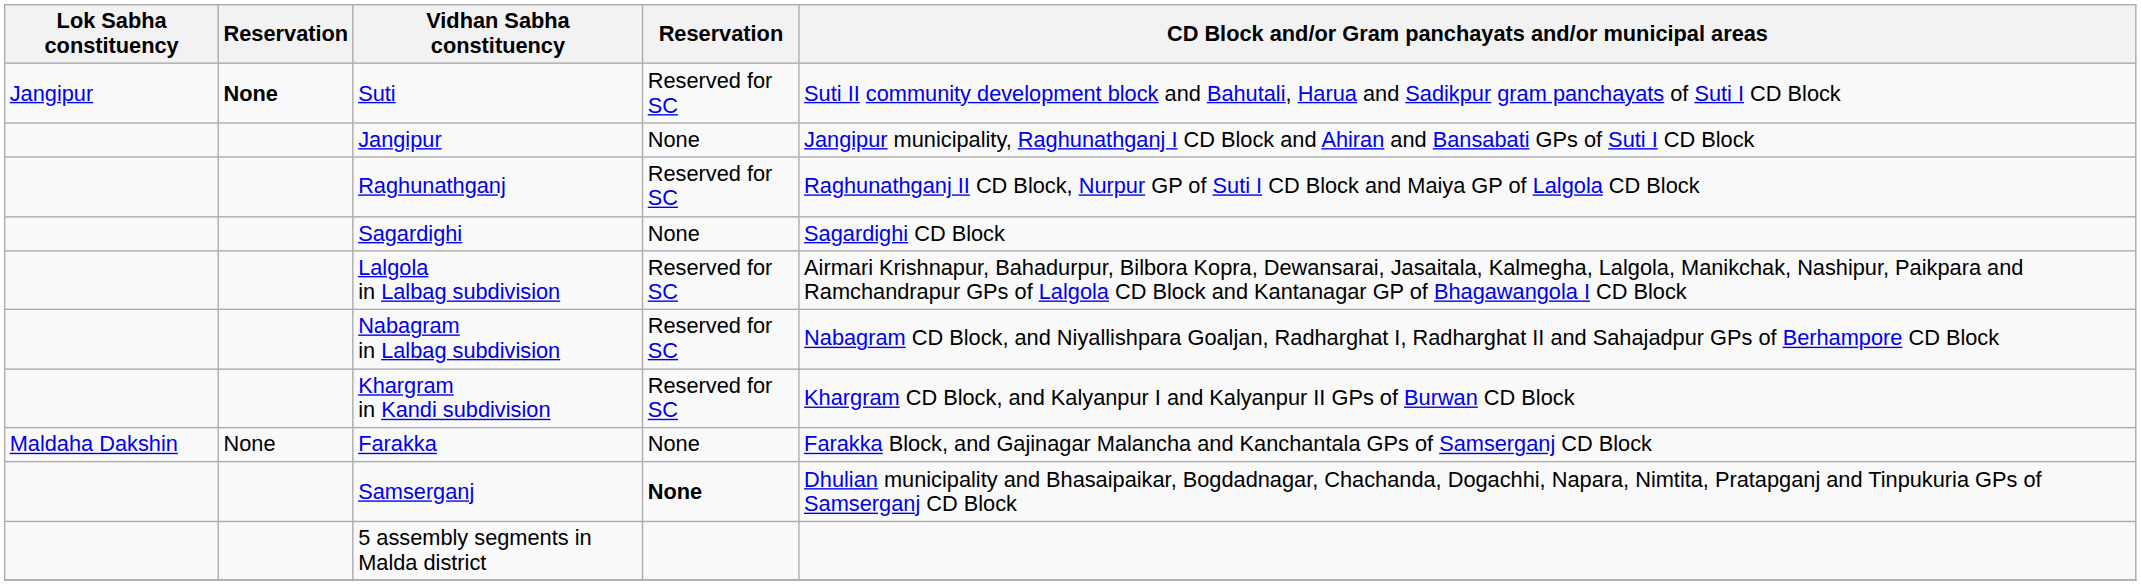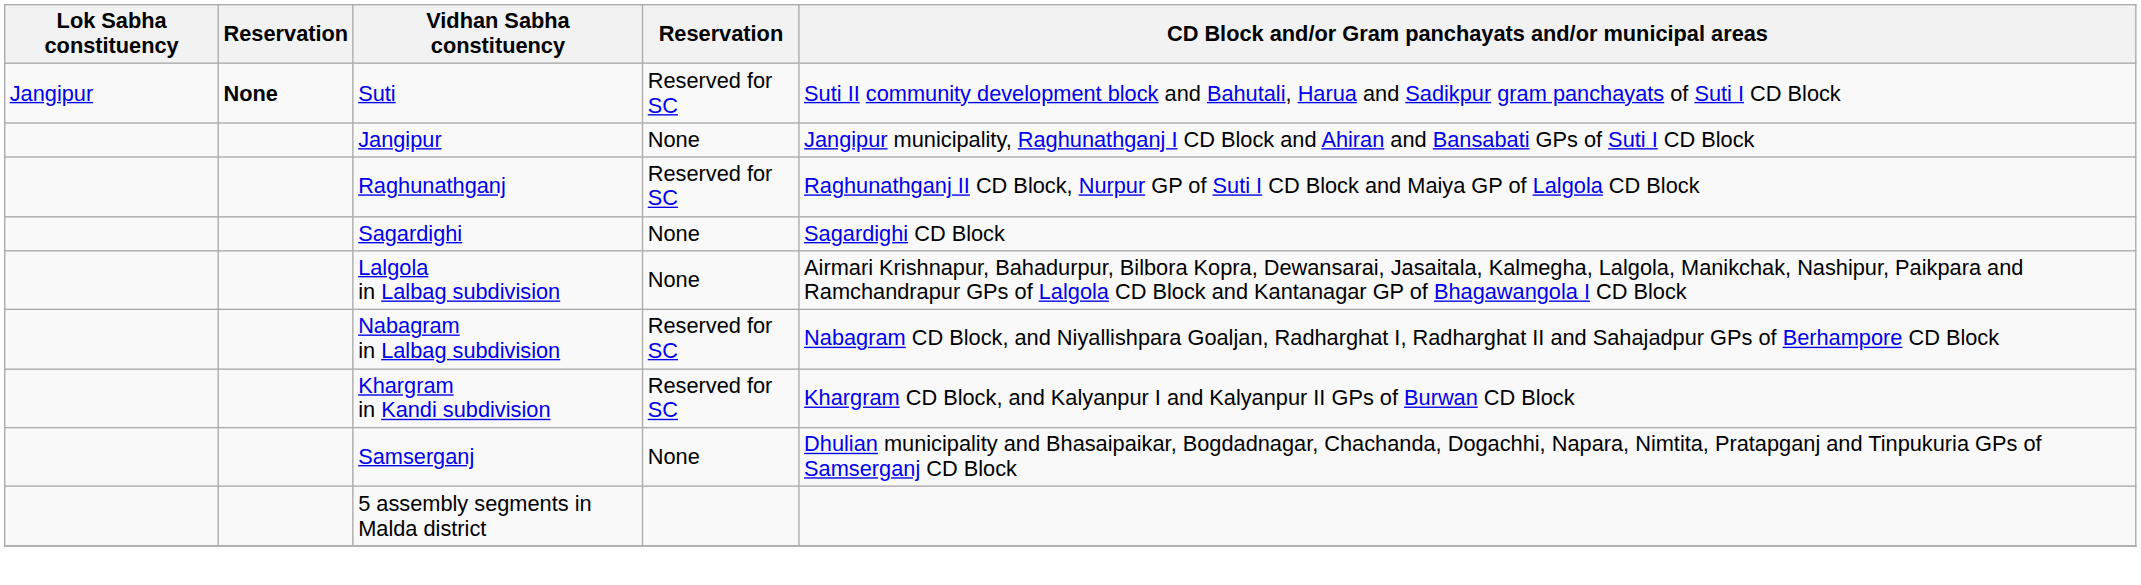(710, 279) Reserved for SC -> (674, 279) None
- row: (397, 444)
(675, 491) bold -> (674, 456) normal
